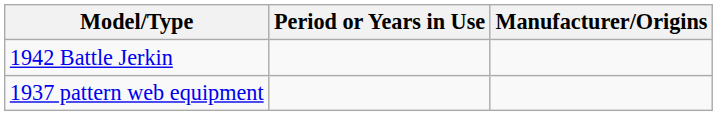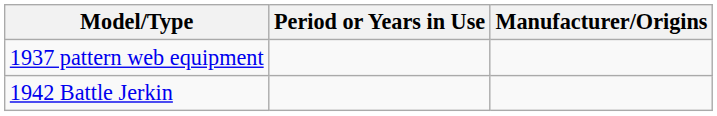rows swapped: (137, 92) <-> (91, 57)
